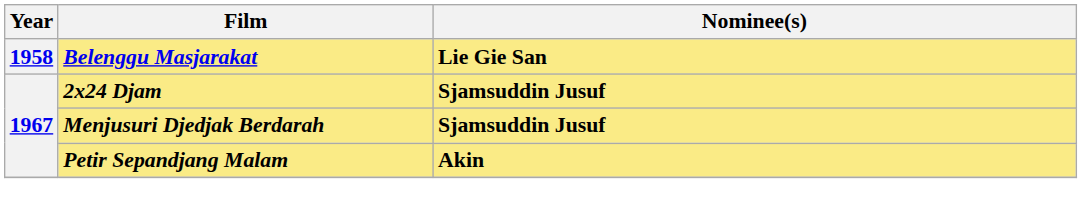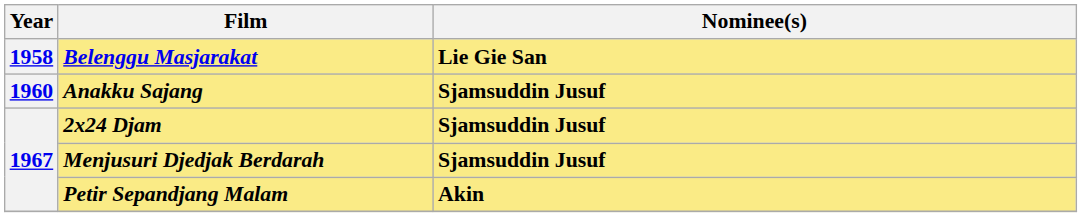+ row: (133, 90)
